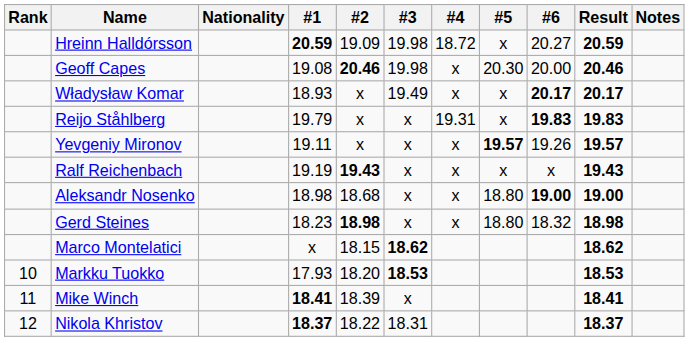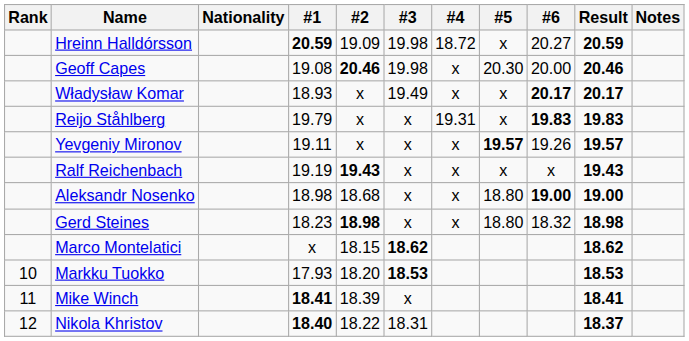(312, 324) 18.37 -> (312, 324) 18.40
